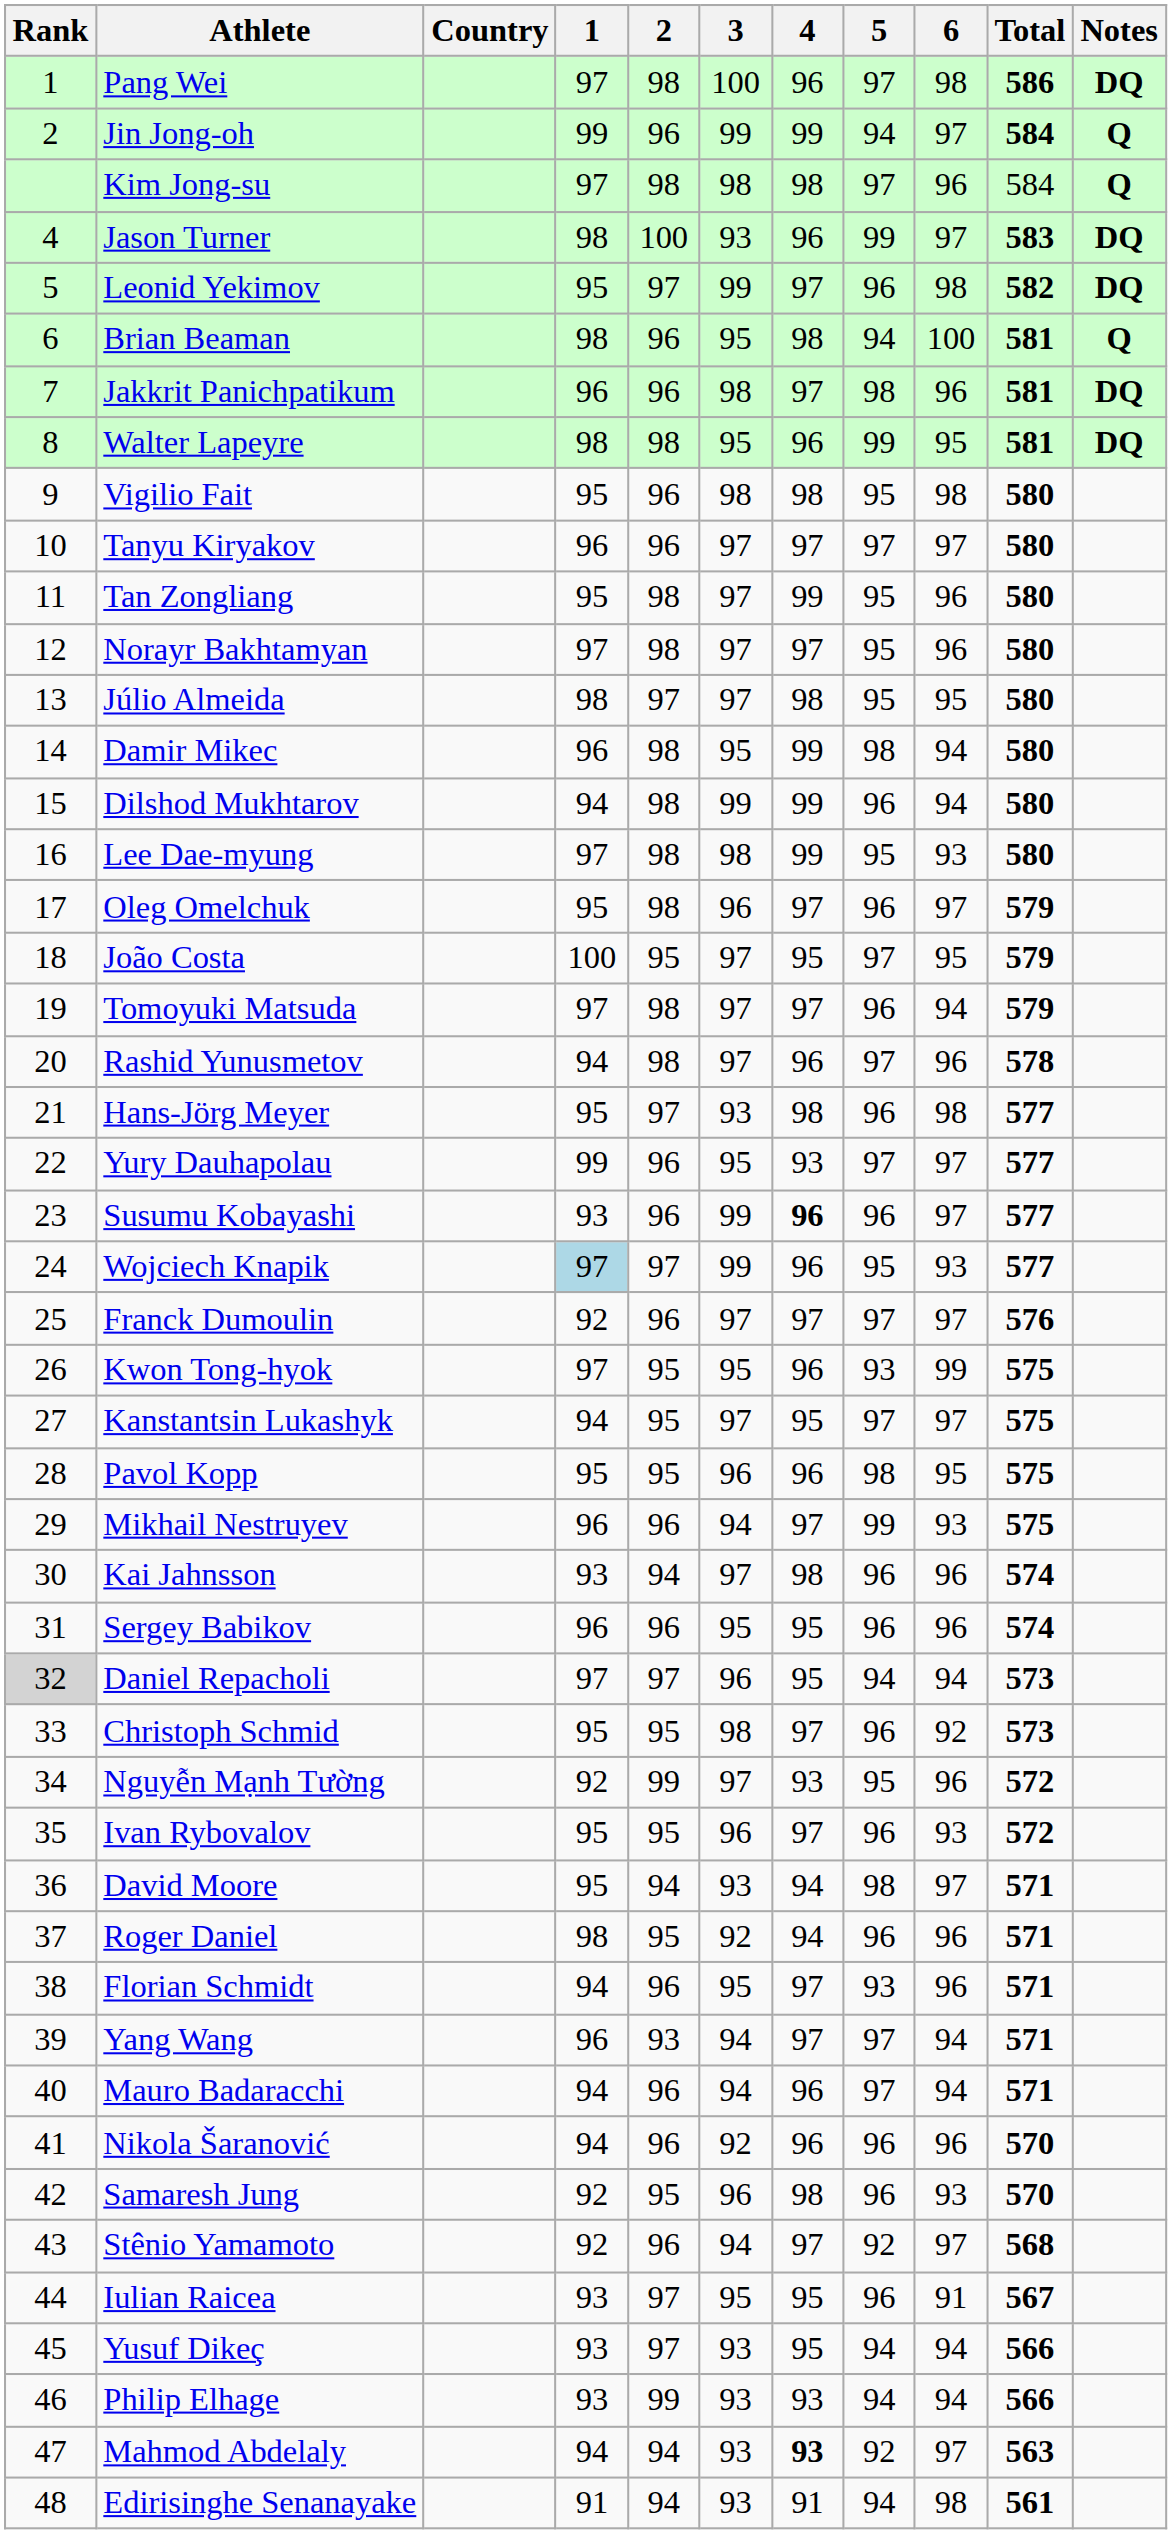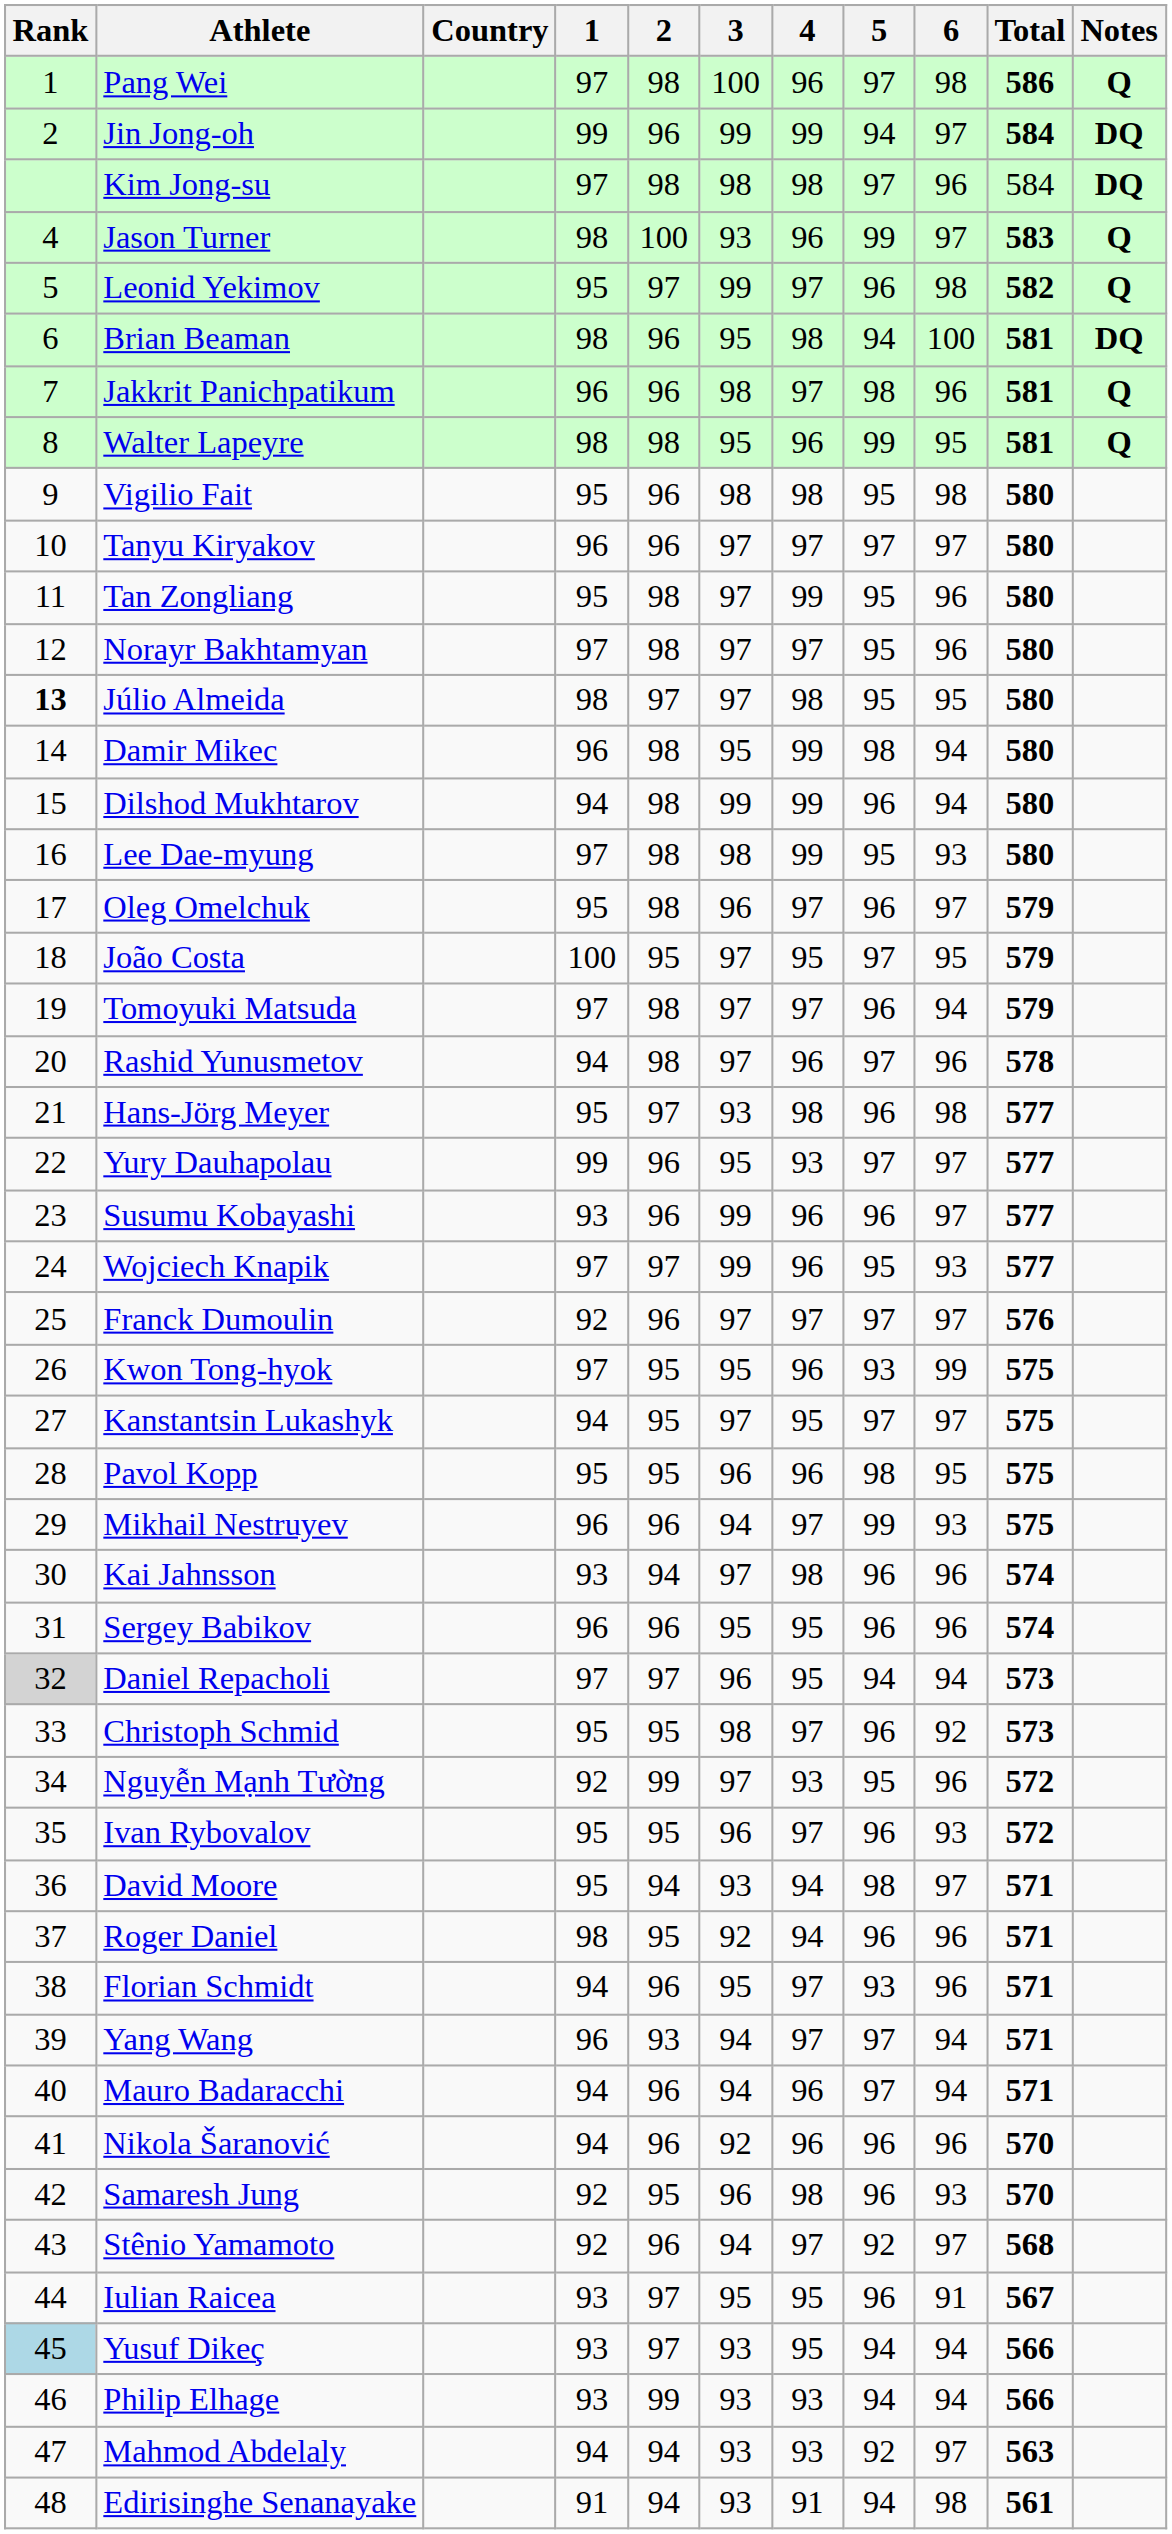(1119, 81) DQ -> (1119, 81) Q
(1119, 133) Q -> (1119, 133) DQ
(1119, 184) Q -> (1119, 184) DQ
(1119, 236) DQ -> (1119, 236) Q
(1119, 287) DQ -> (1119, 287) Q
(1119, 339) Q -> (1119, 339) DQ
(1119, 390) DQ -> (1119, 390) Q
(1119, 442) DQ -> (1119, 442) Q
(50, 699) normal -> (50, 699) bold
(807, 1215) bold -> (807, 1215) normal
(592, 1266) lightblue background -> (592, 1266) no background
(50, 2348) no background -> (50, 2348) lightblue background
(807, 2451) bold -> (807, 2451) normal
